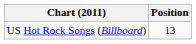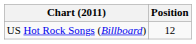(170, 30) 13 -> (170, 30) 12
